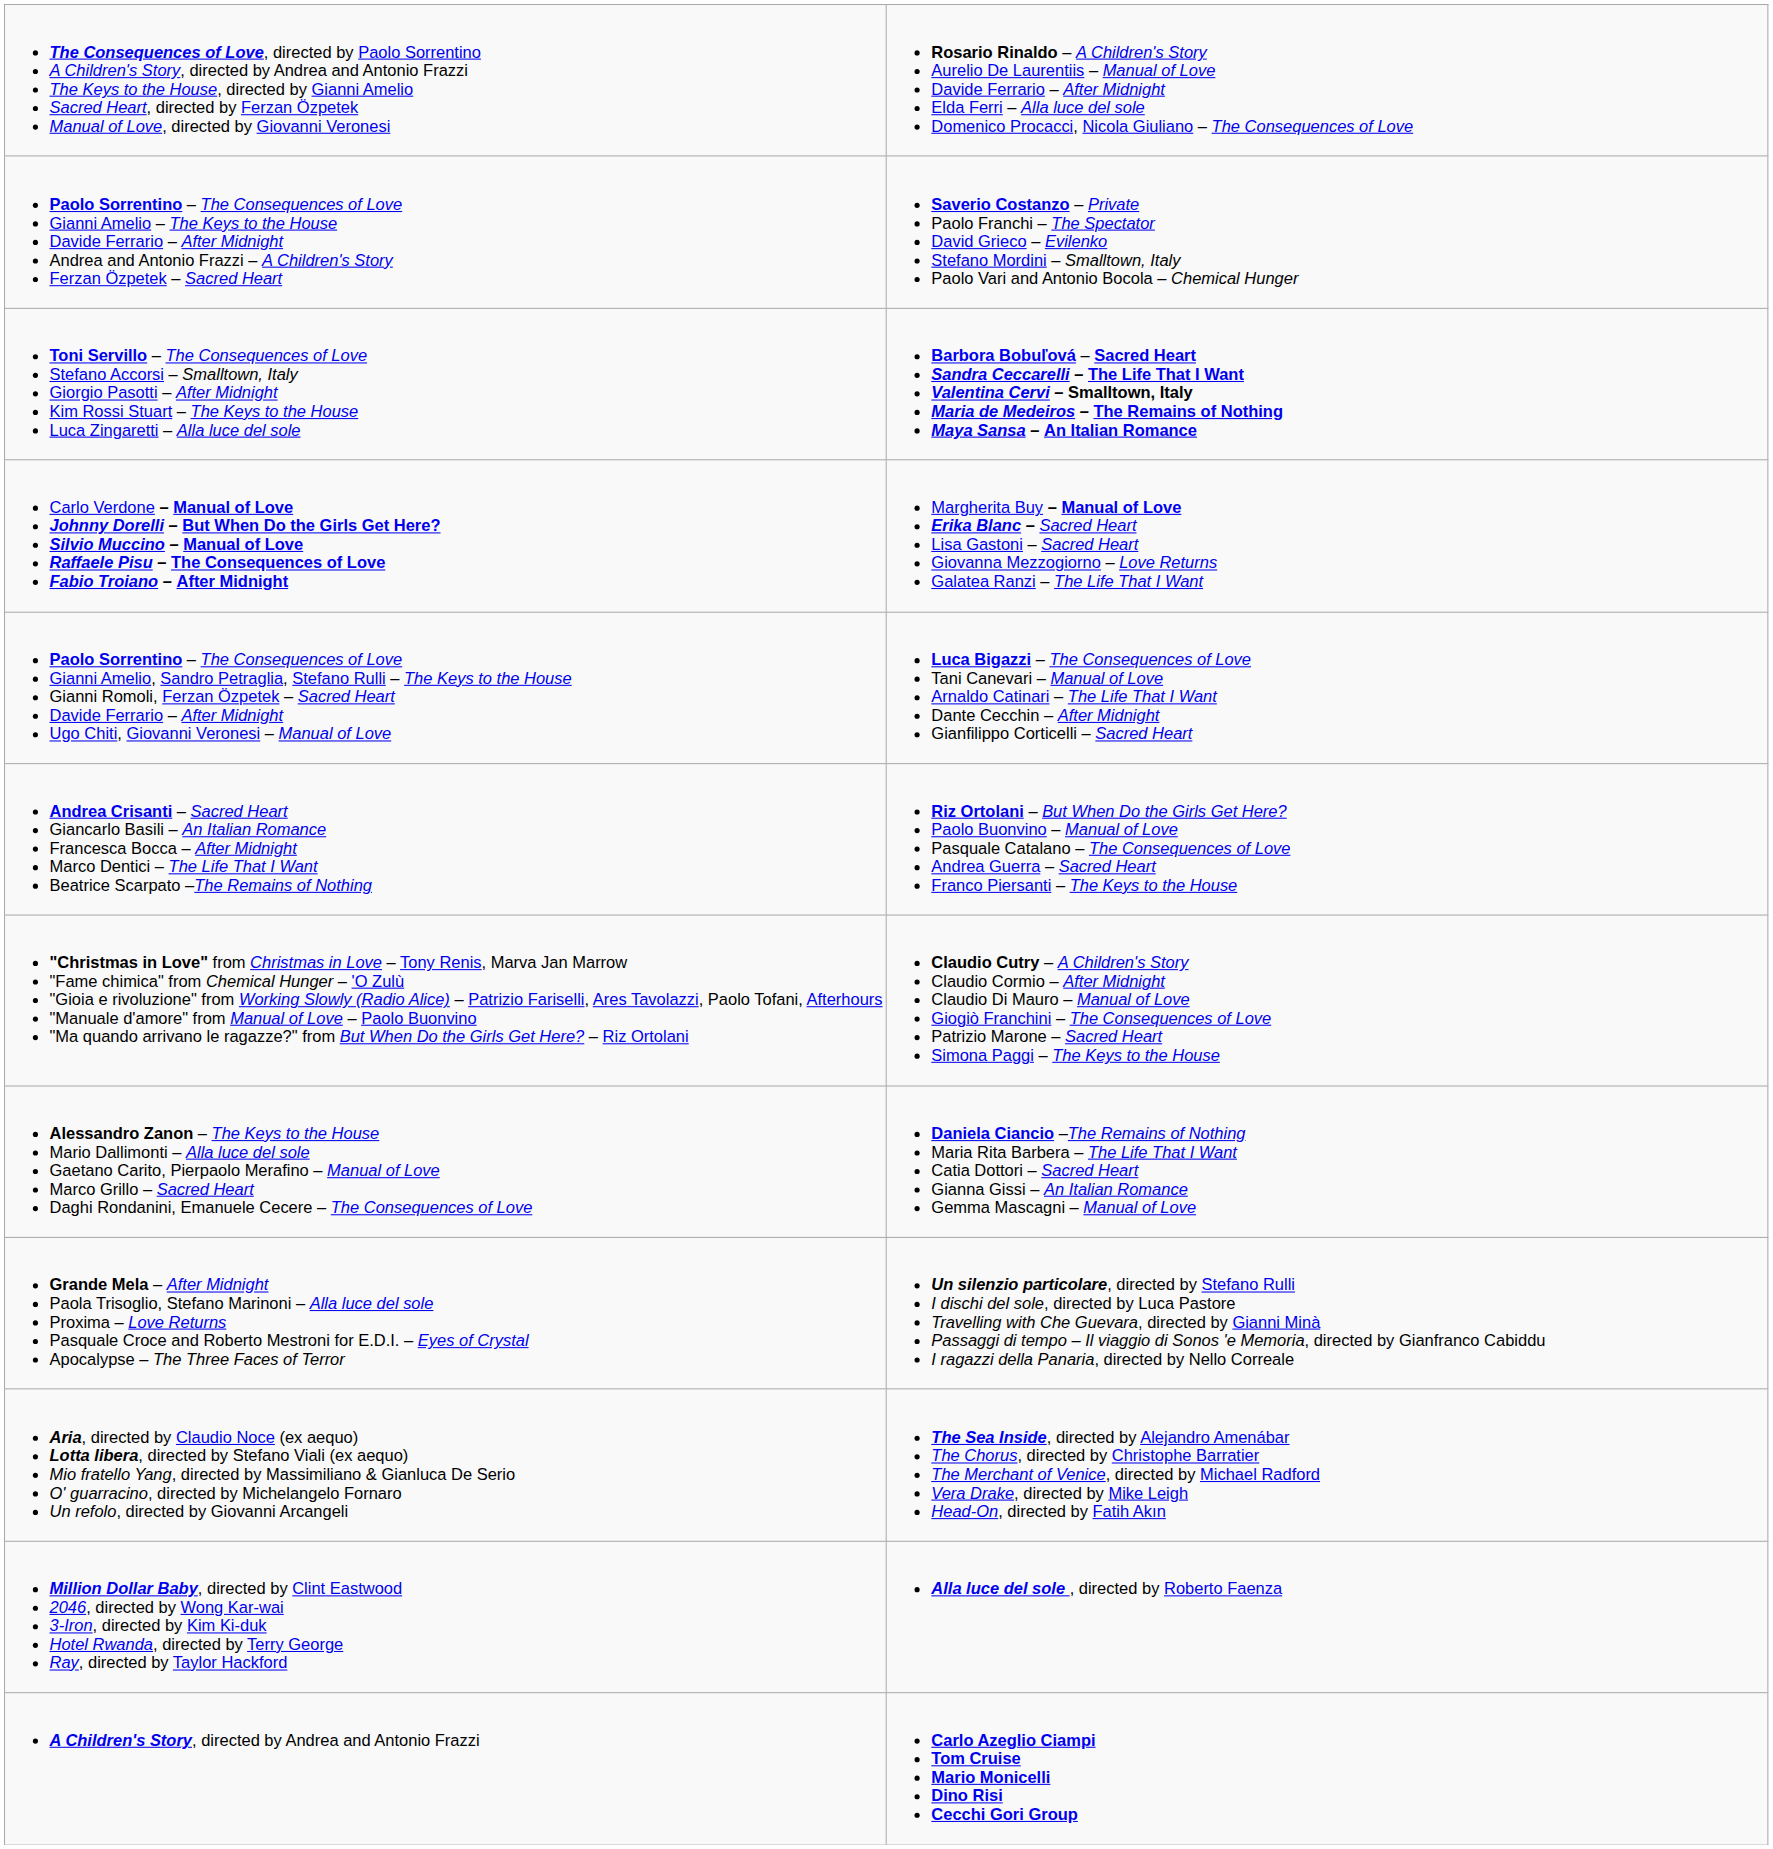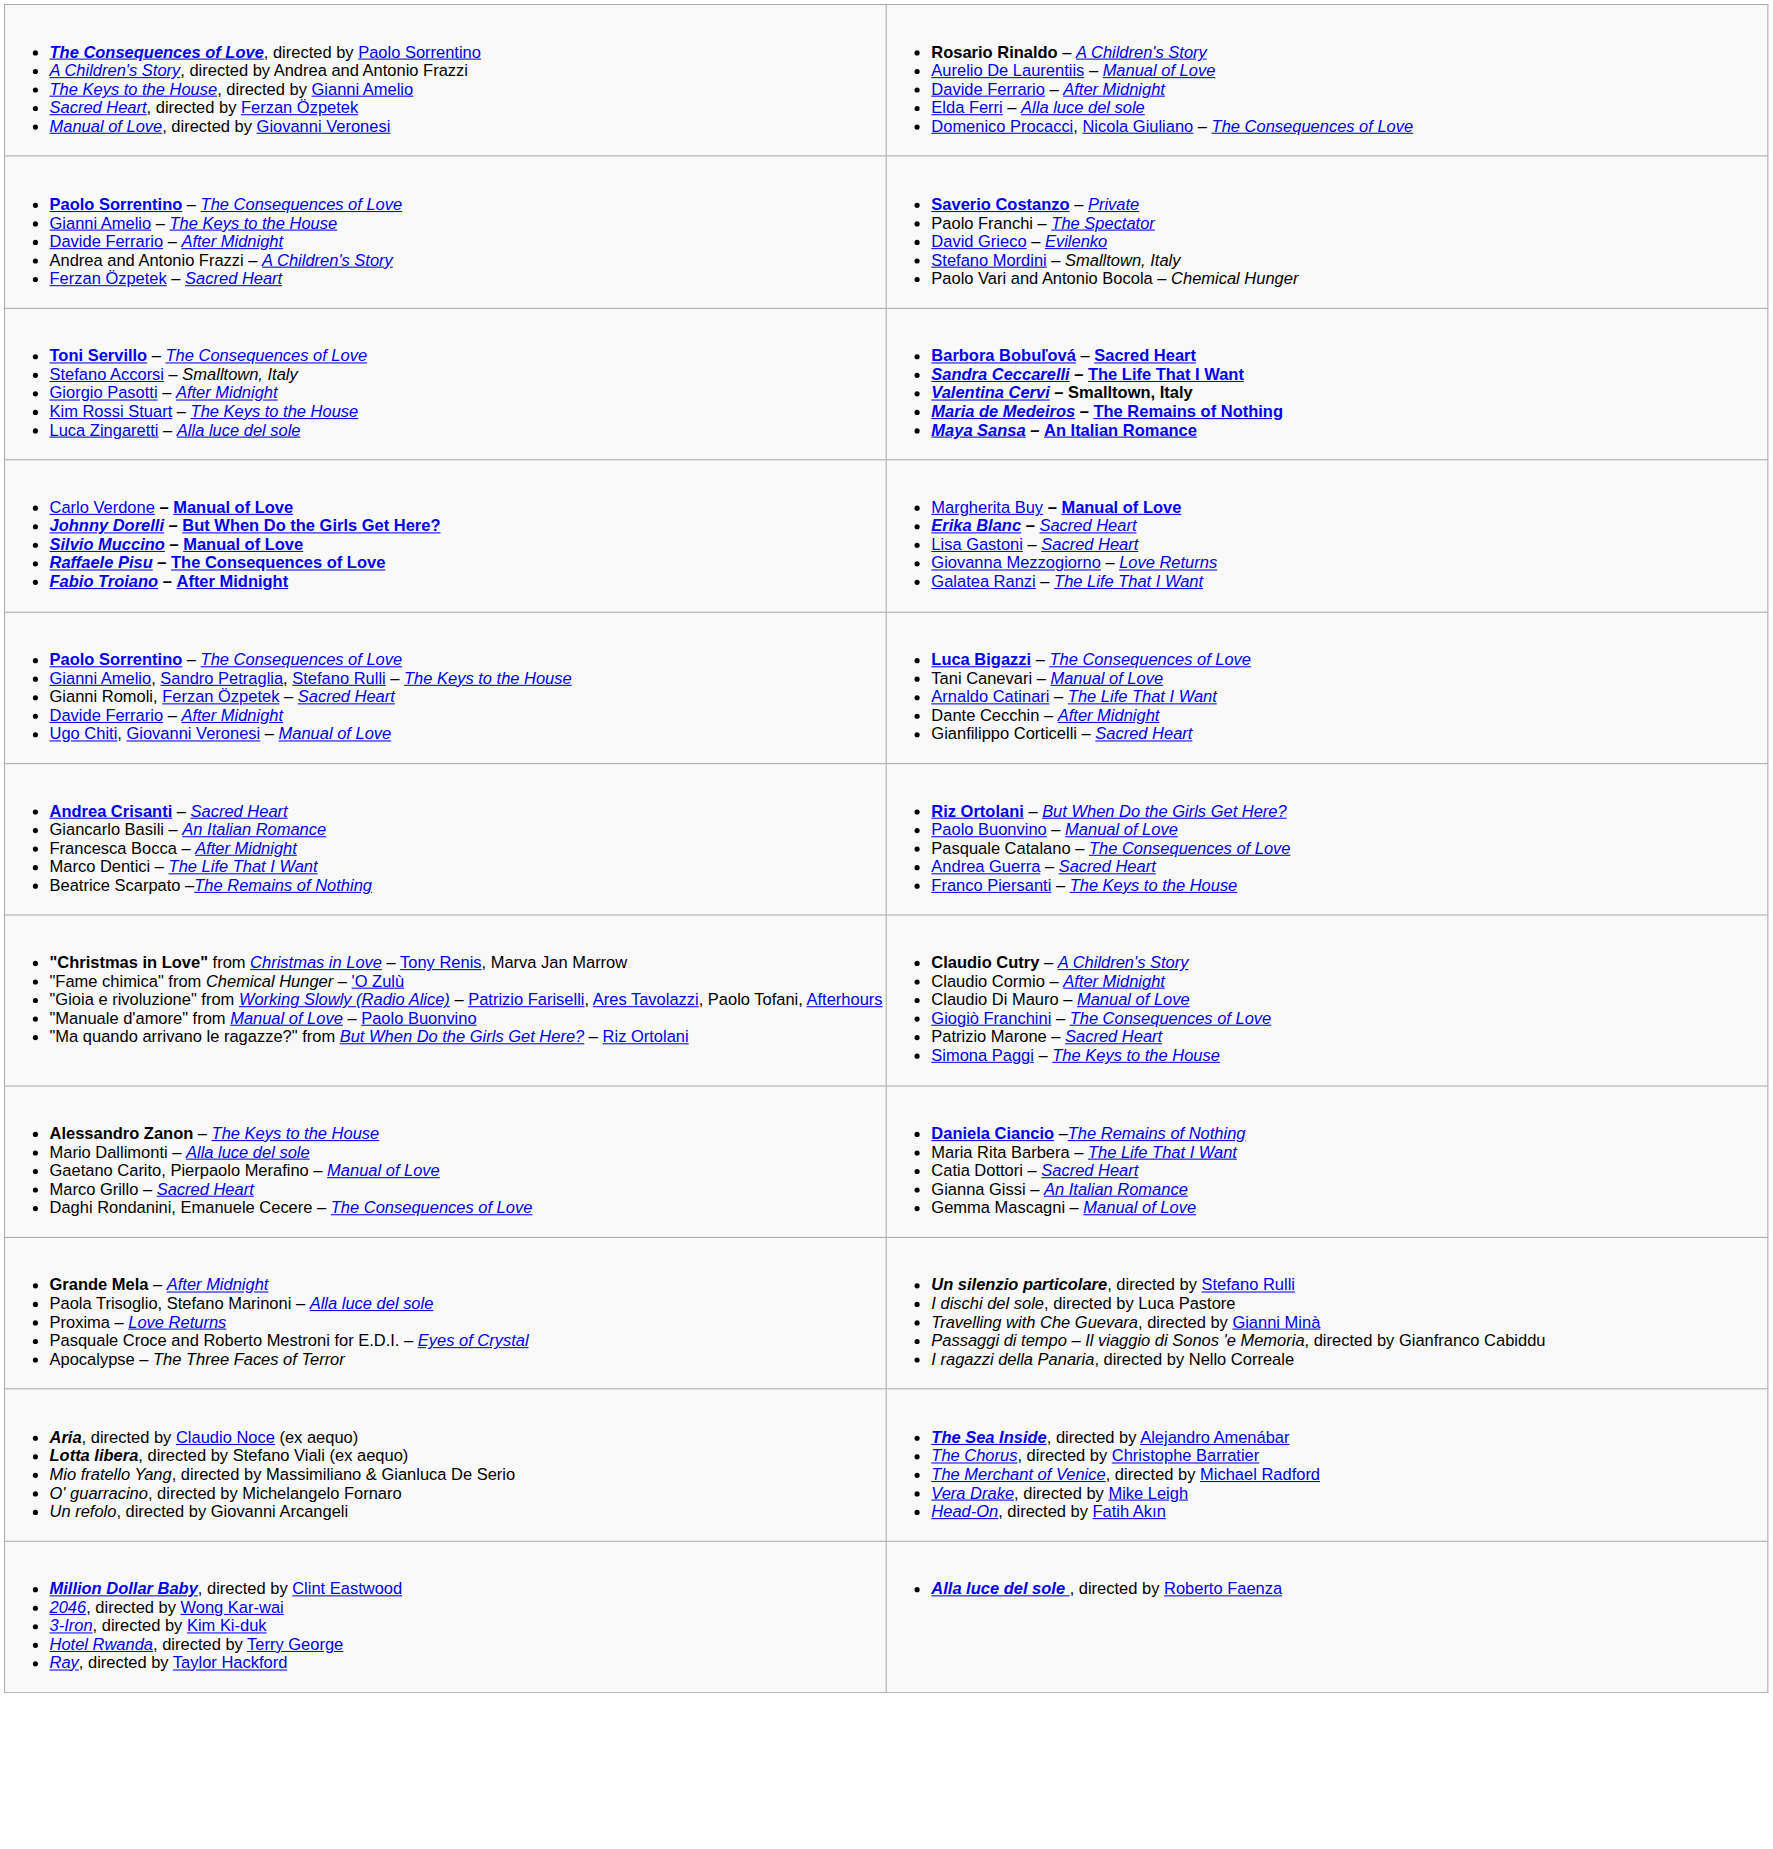- row: (445, 1741)
